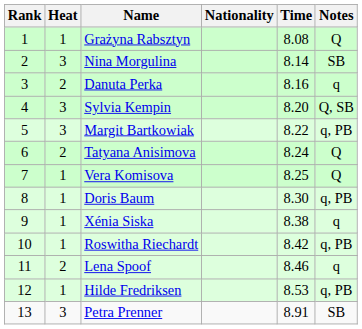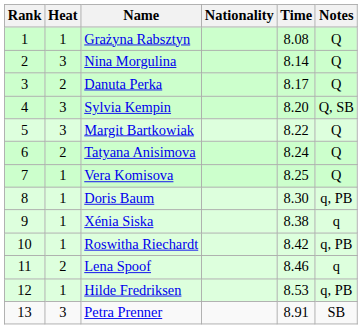(336, 61) SB -> (336, 61) Q
(296, 84) 8.16 -> (296, 84) 8.17
(336, 84) q -> (336, 84) Q
(336, 130) q, PB -> (336, 130) Q
